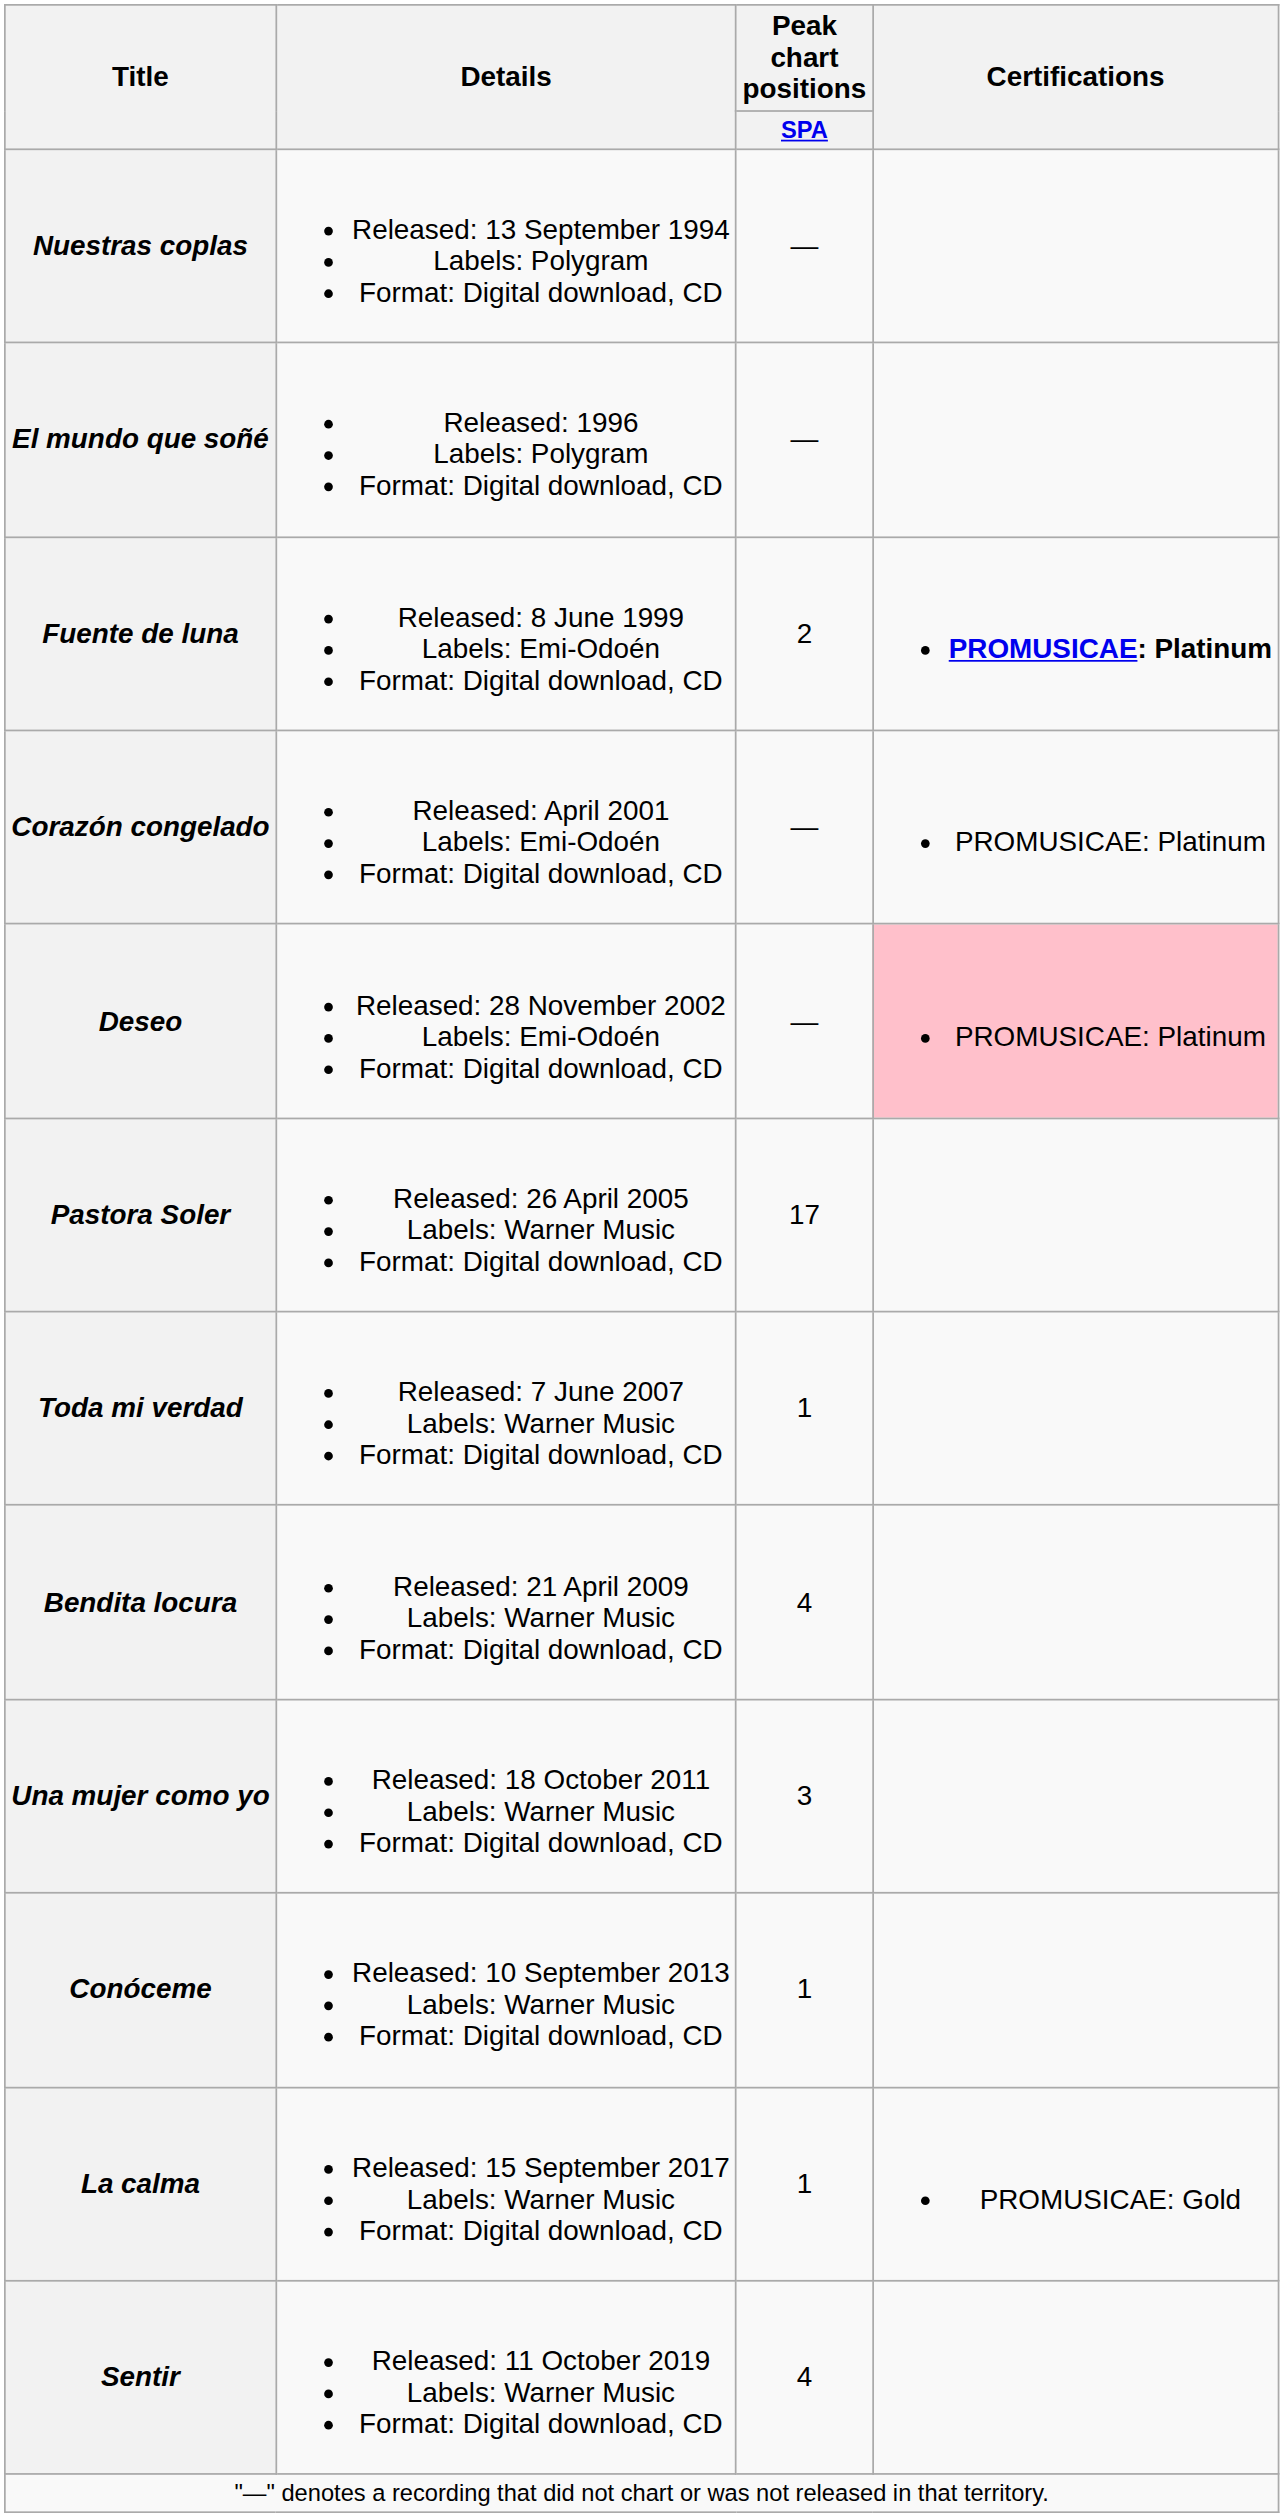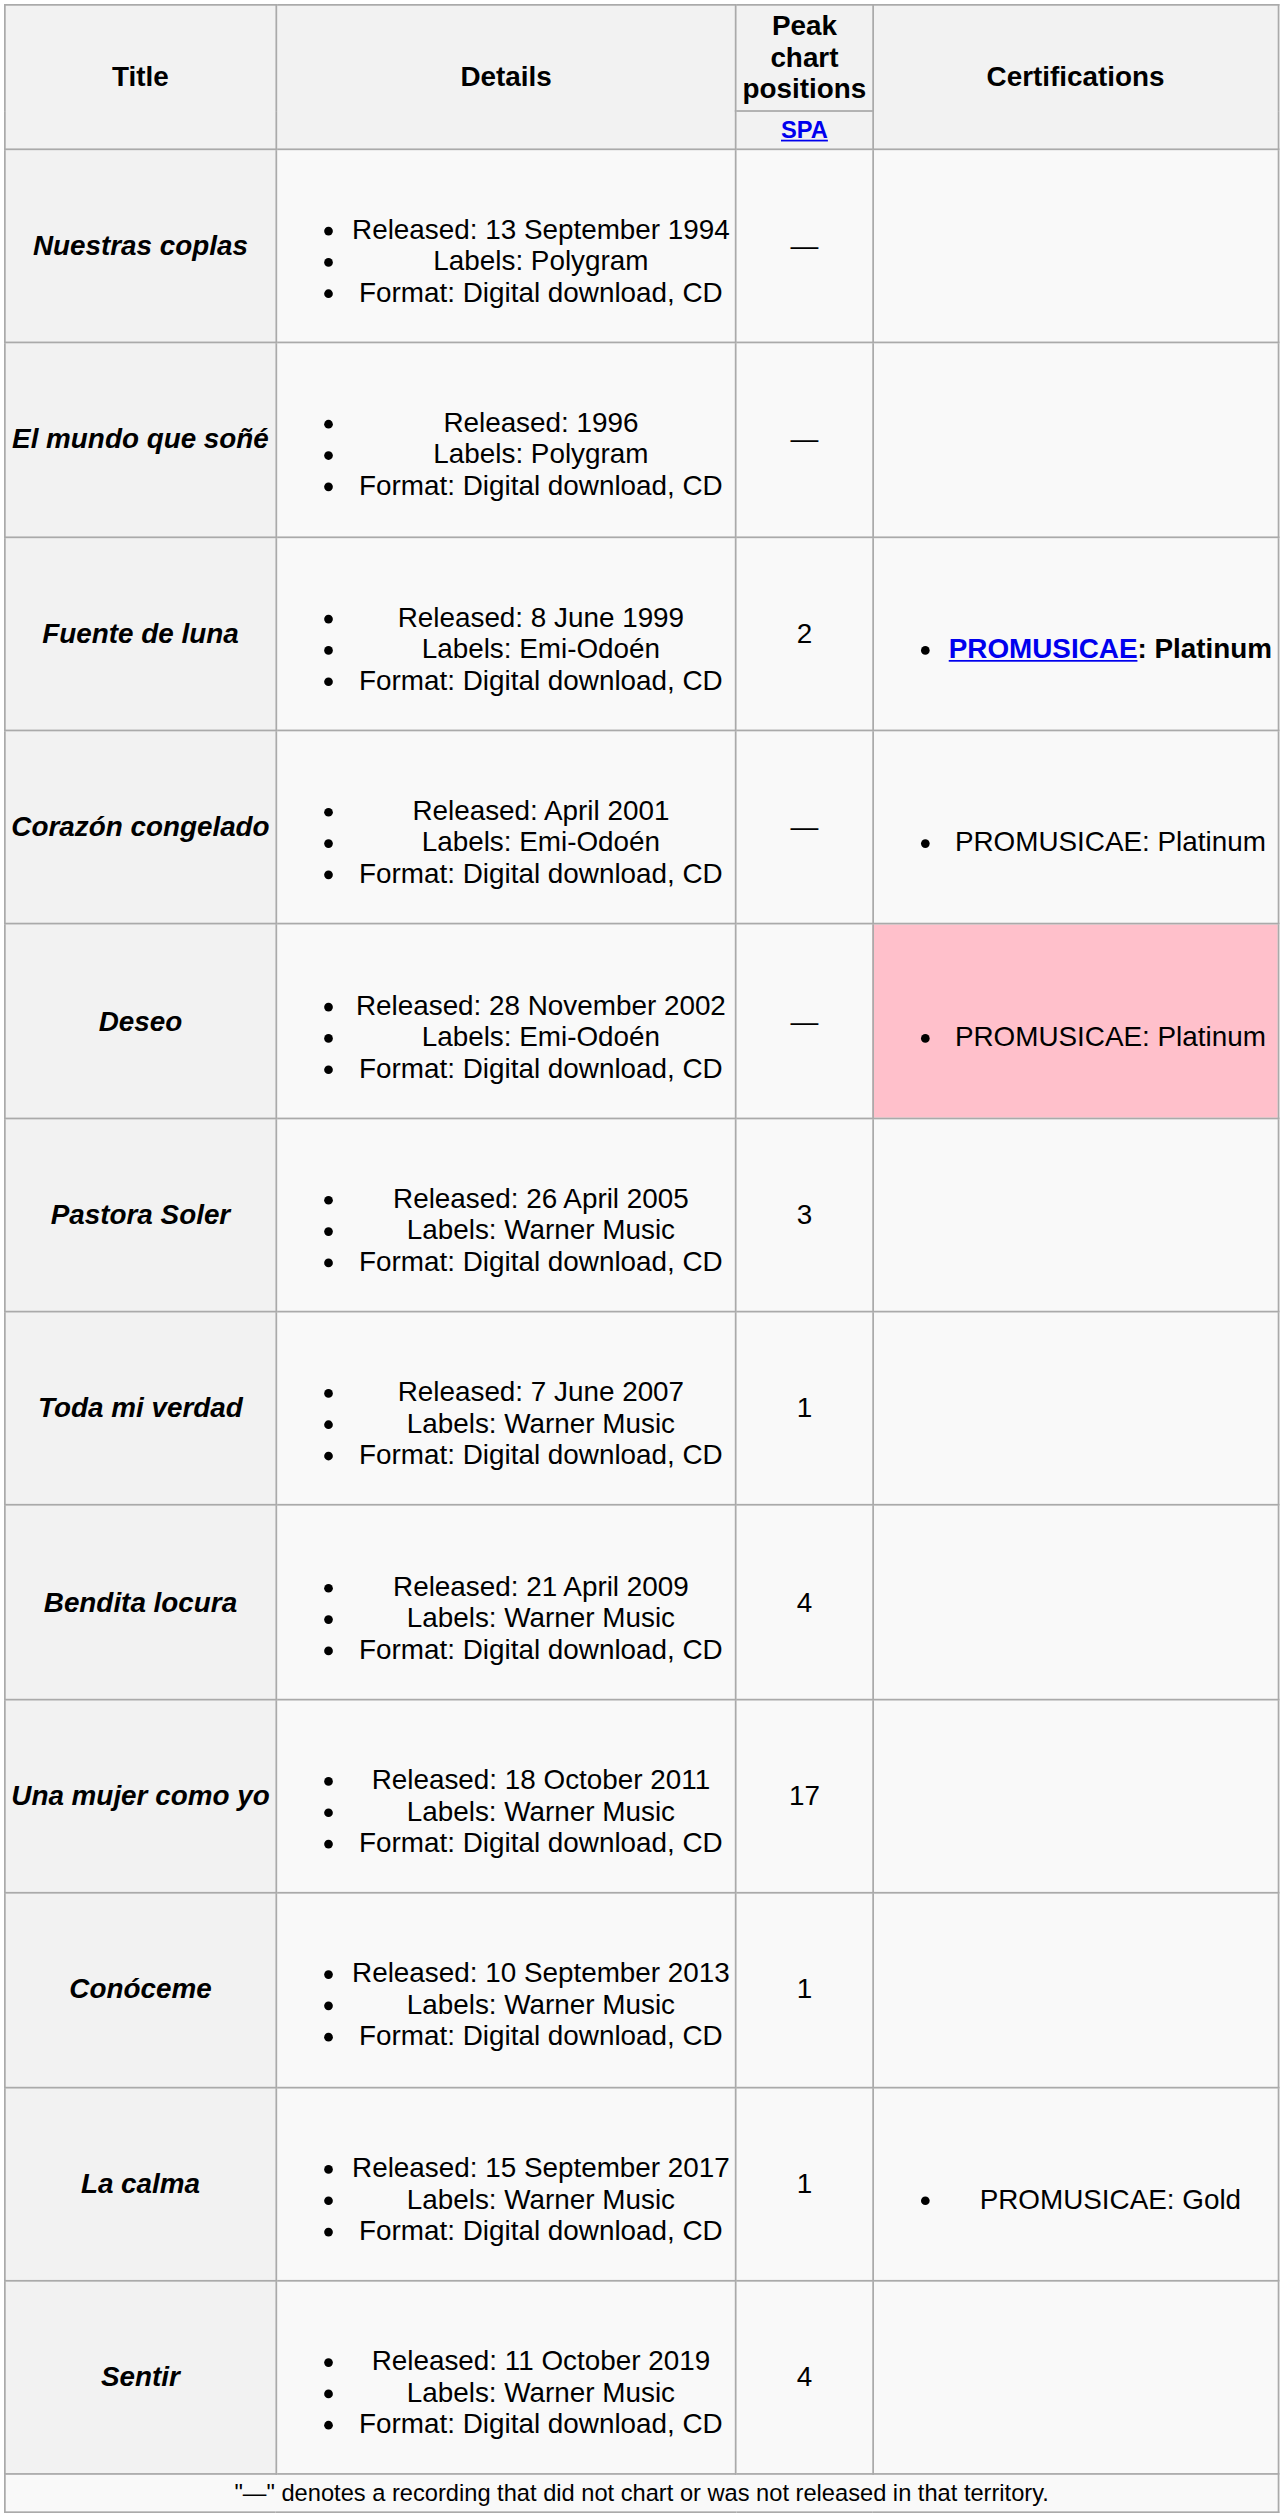(804, 1214) 17 -> (804, 1214) 3
(804, 1795) 3 -> (804, 1795) 17
